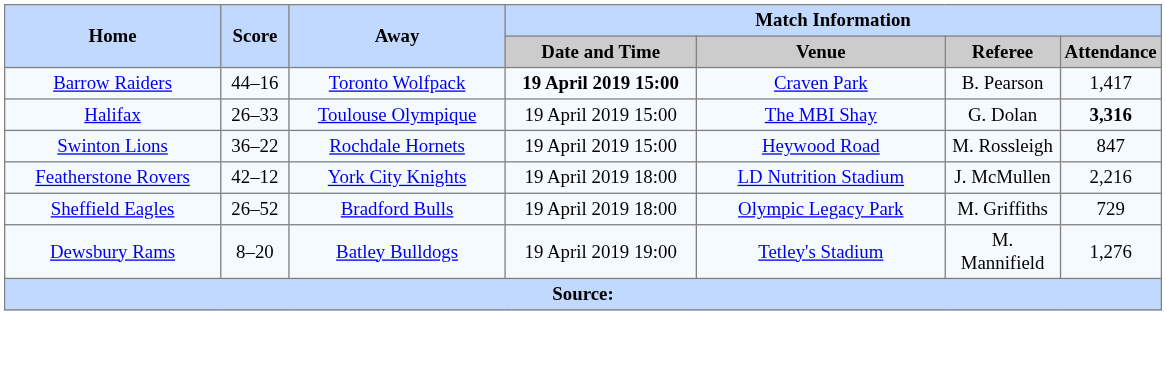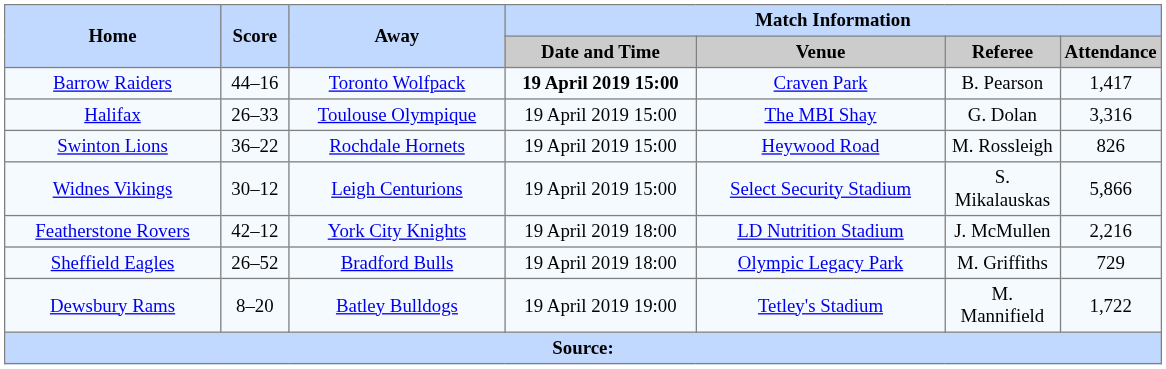(1111, 114) bold -> (1111, 114) normal
(1111, 145) 847 -> (1111, 145) 826
+ row: (113, 188)
(1111, 251) 1,276 -> (1111, 305) 1,722
